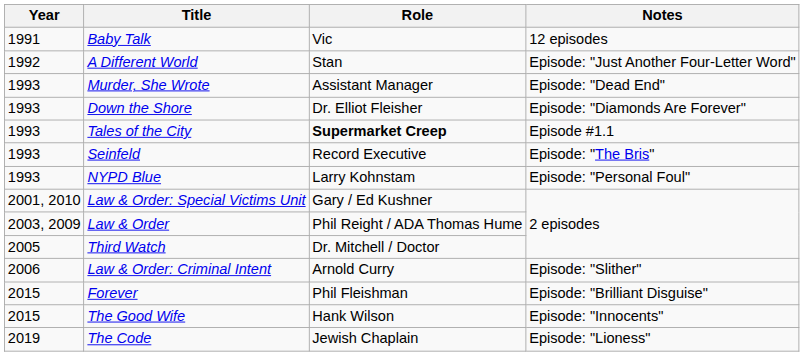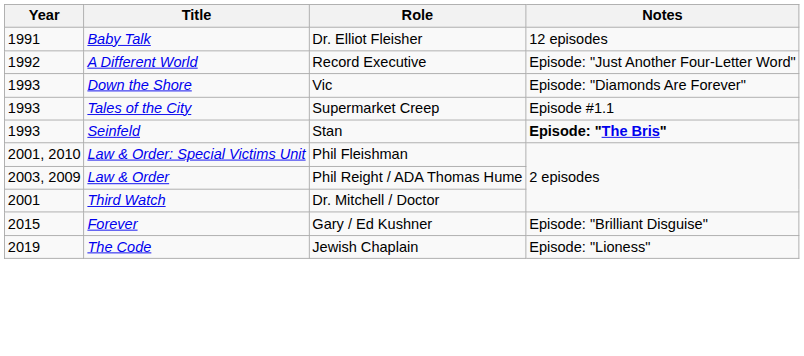(322, 39) Vic -> (367, 39) Dr. Elliot Fleisher
(327, 62) Stan -> (369, 62) Record Executive
- row: (148, 85)
(367, 108) Dr. Elliot Fleisher -> (322, 85) Vic
(379, 131) bold -> (376, 108) normal
(369, 154) Record Executive -> (327, 131) Stan
(592, 154) normal -> (598, 131) bold
- row: (124, 177)
(372, 200) Gary / Ed Kushner -> (360, 154) Phil Fleishman
(24, 246) 2005 -> (24, 200) 2001
- row: (179, 270)
(360, 293) Phil Fleishman -> (372, 223) Gary / Ed Kushner
- row: (136, 316)
